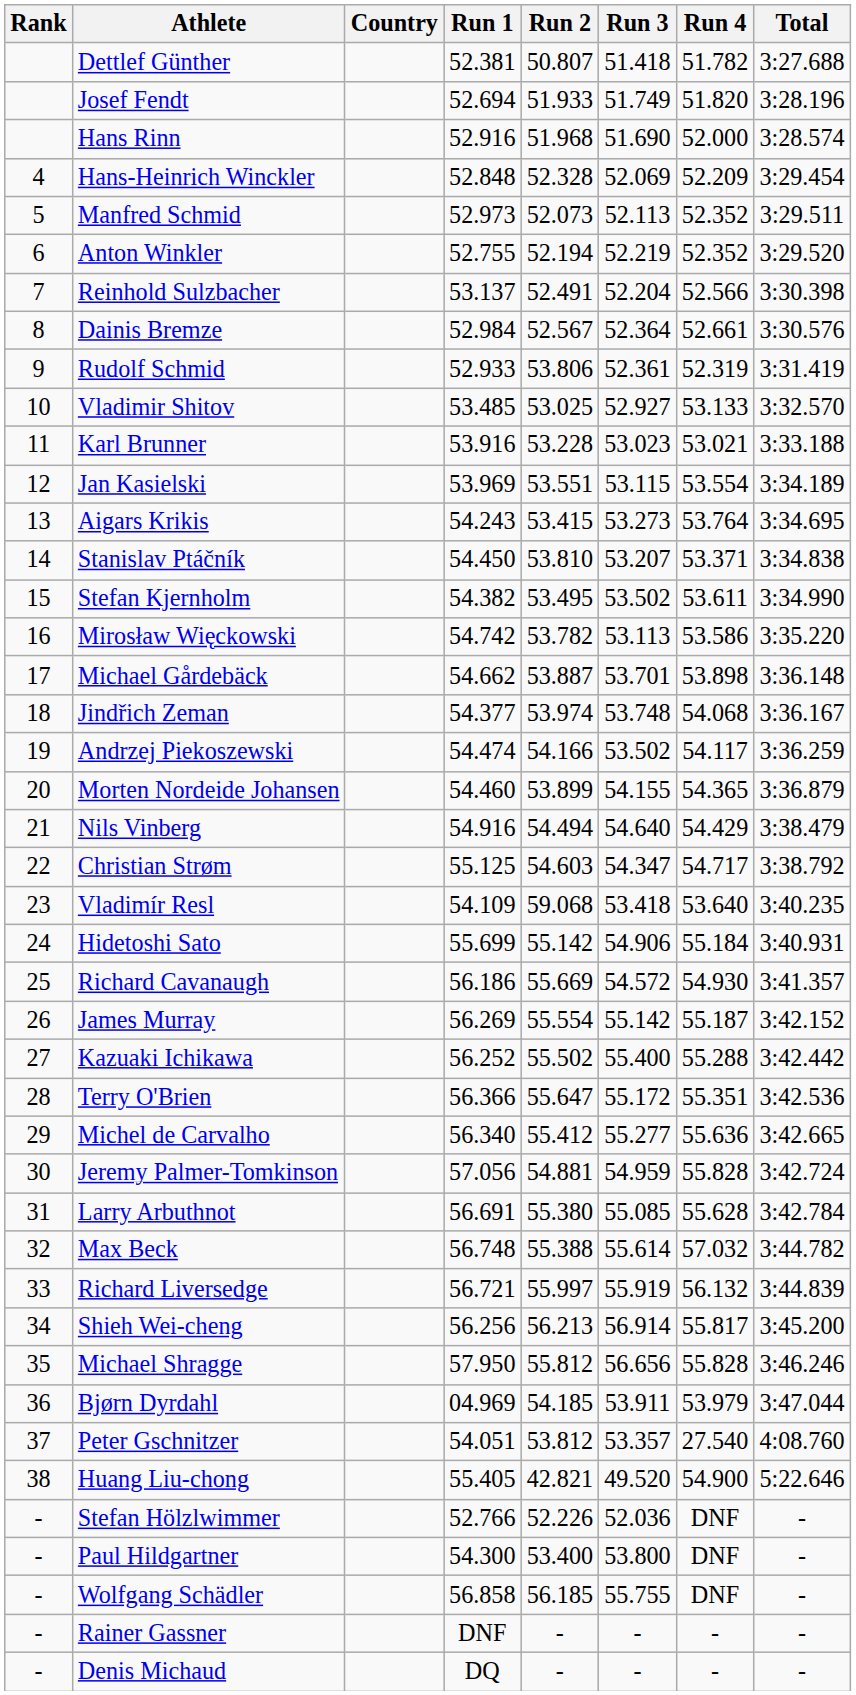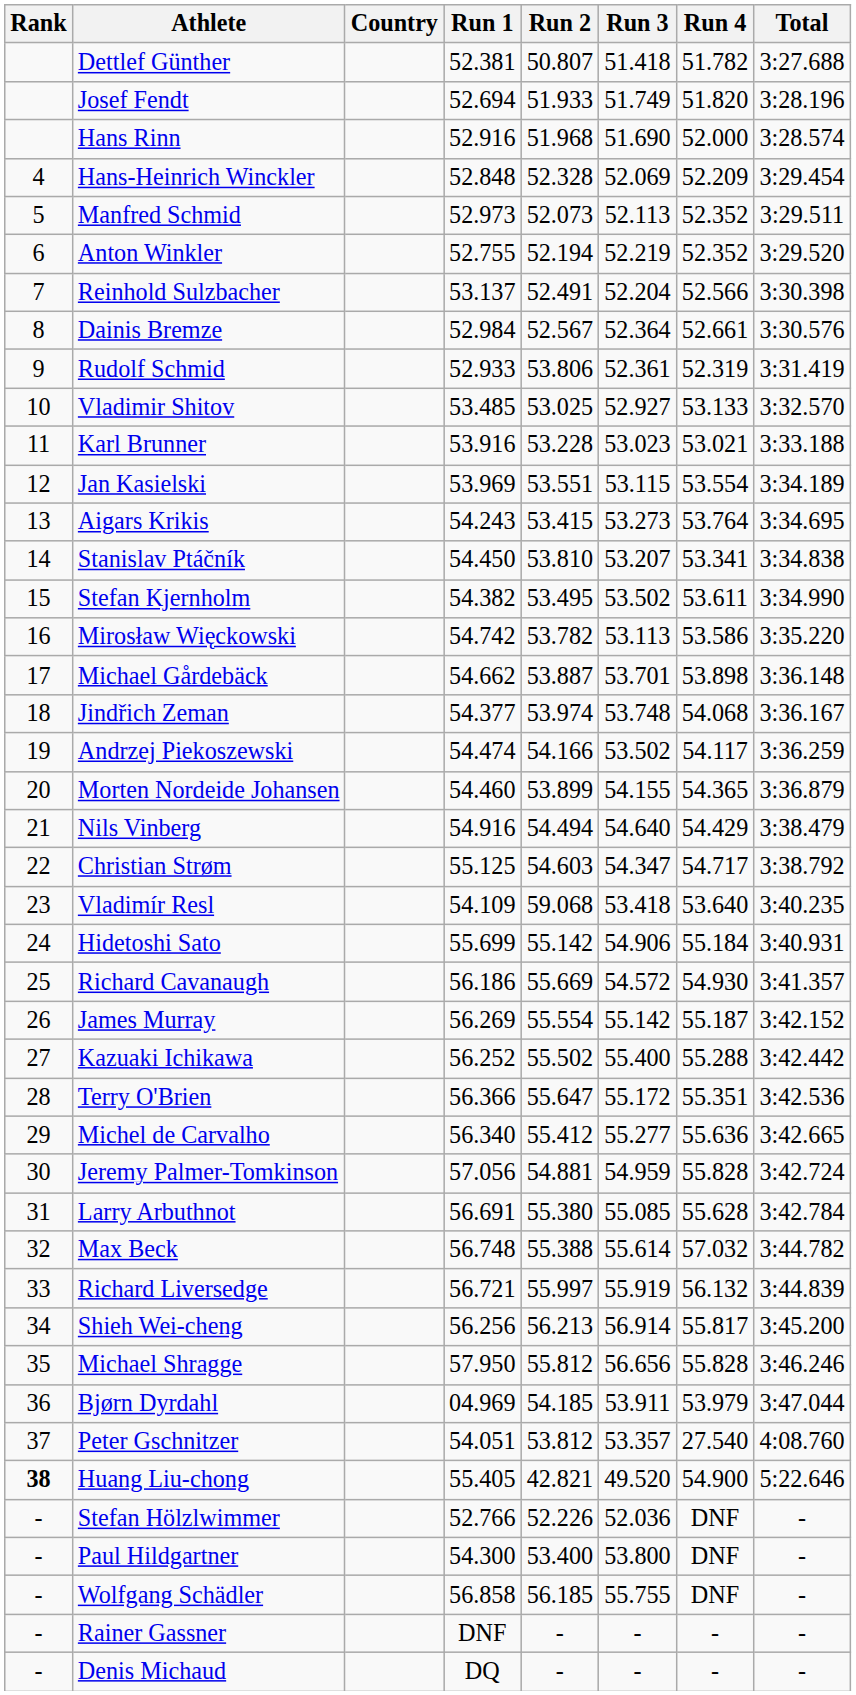(715, 560) 53.371 -> (715, 560) 53.341
(39, 1479) normal -> (39, 1479) bold
